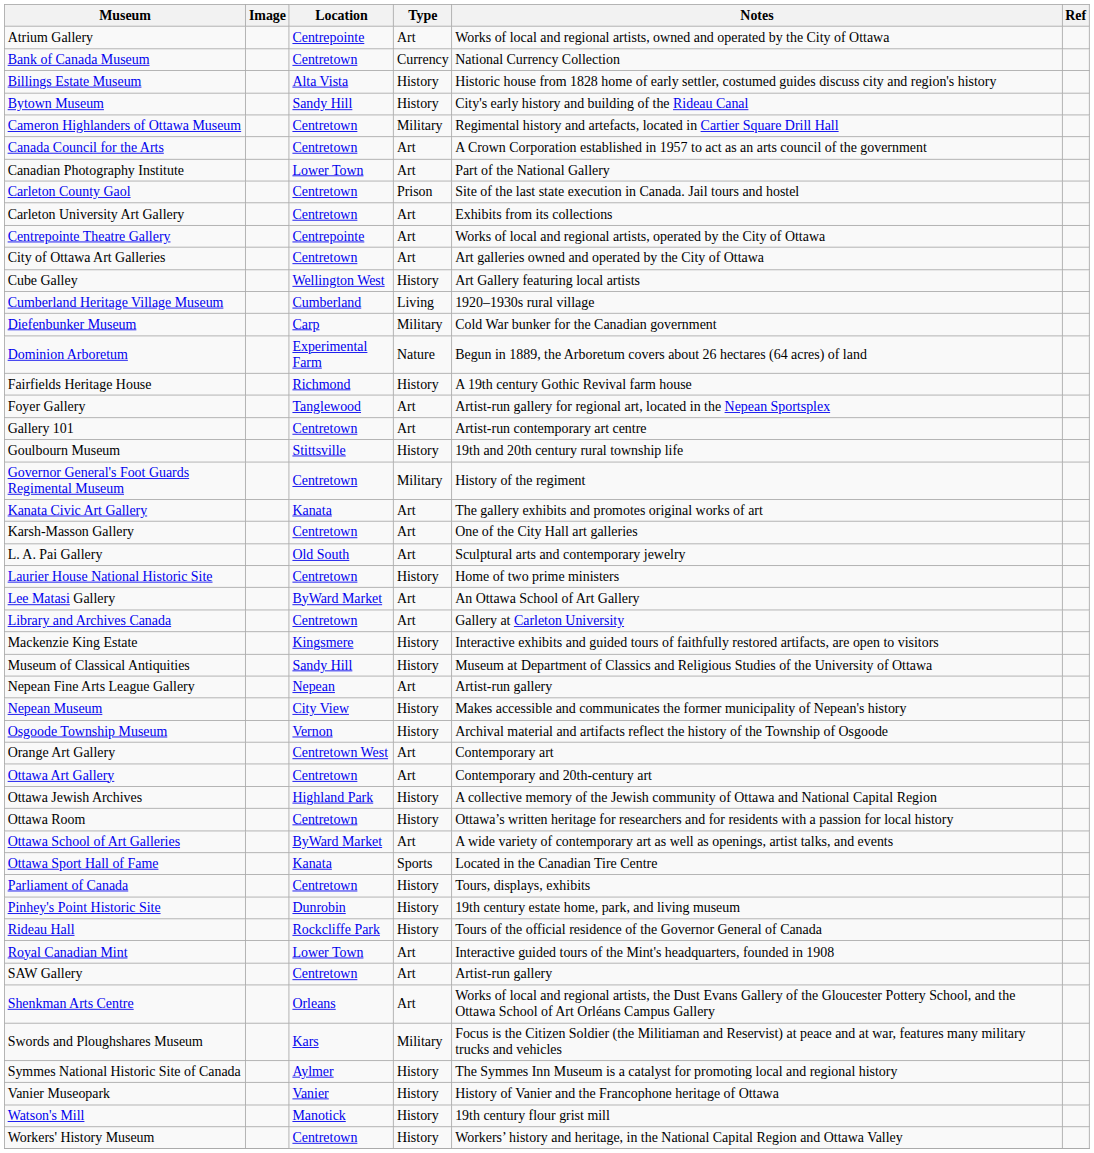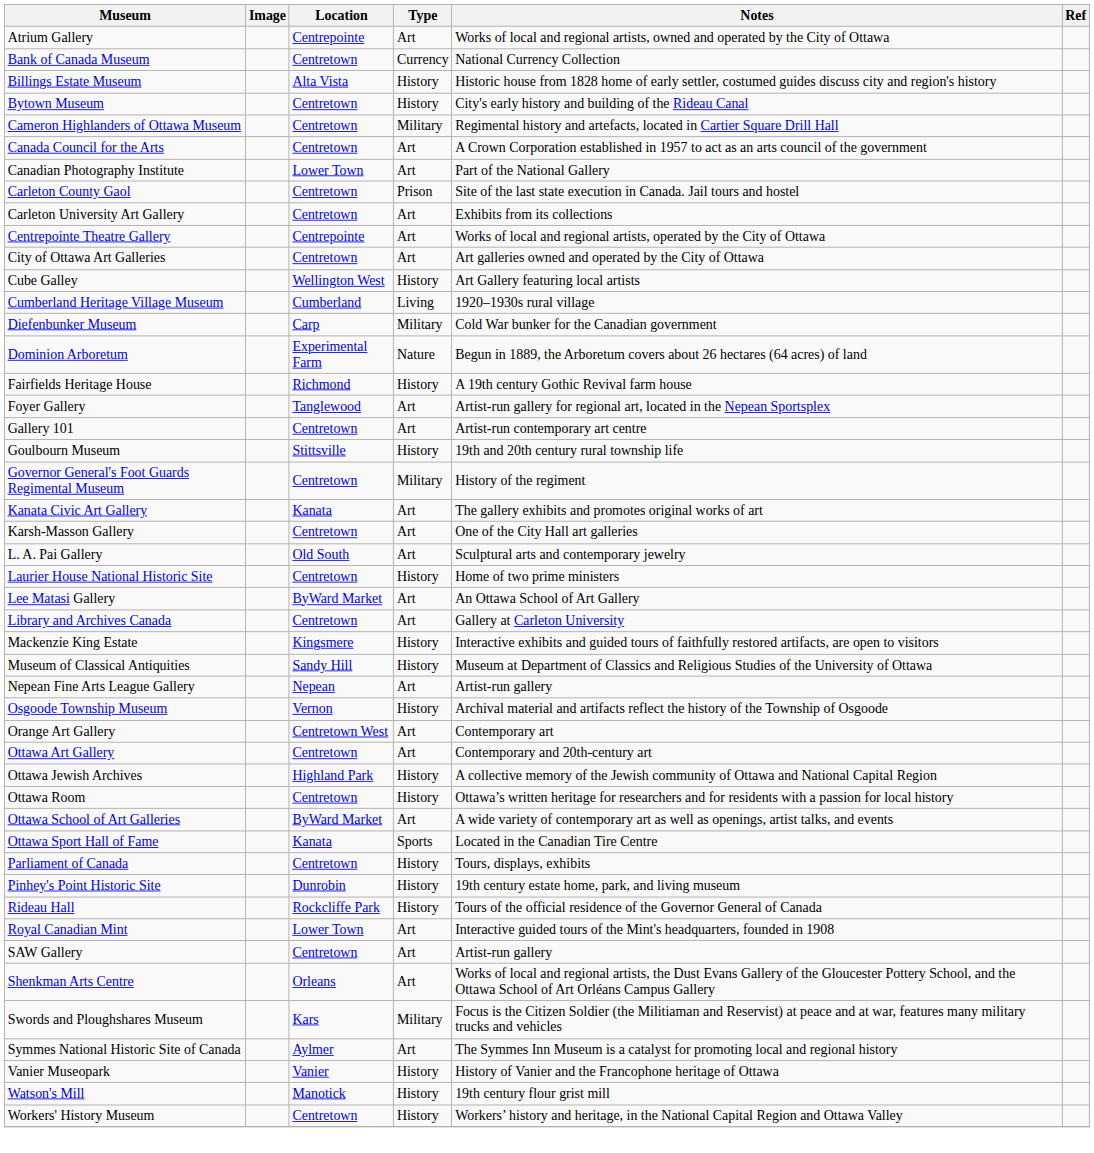(322, 103) Sandy Hill -> (325, 103) Centretown
- row: (55, 709)
(418, 1071) History -> (406, 1049) Art
